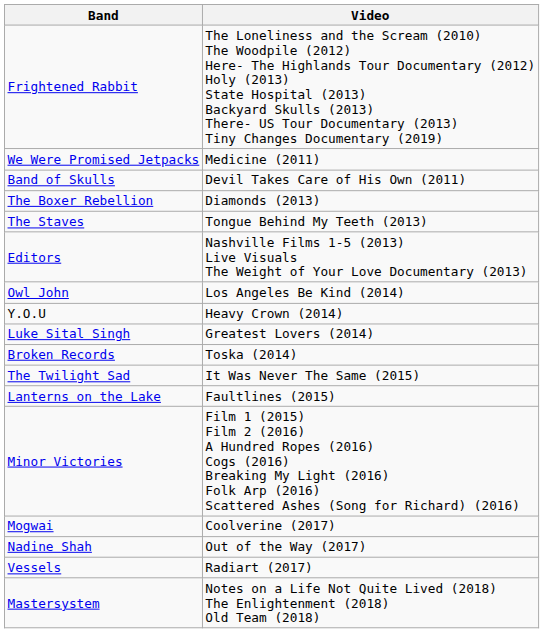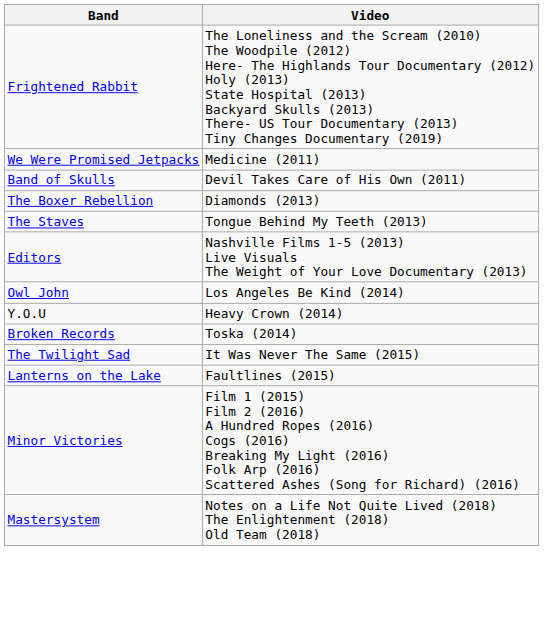- row: (69, 334)
- row: (31, 526)
- row: (50, 547)
- row: (34, 568)
